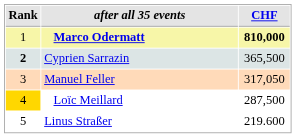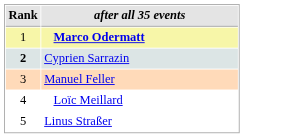- column: (264, 15)
(23, 100) gold background -> (23, 100) no background
